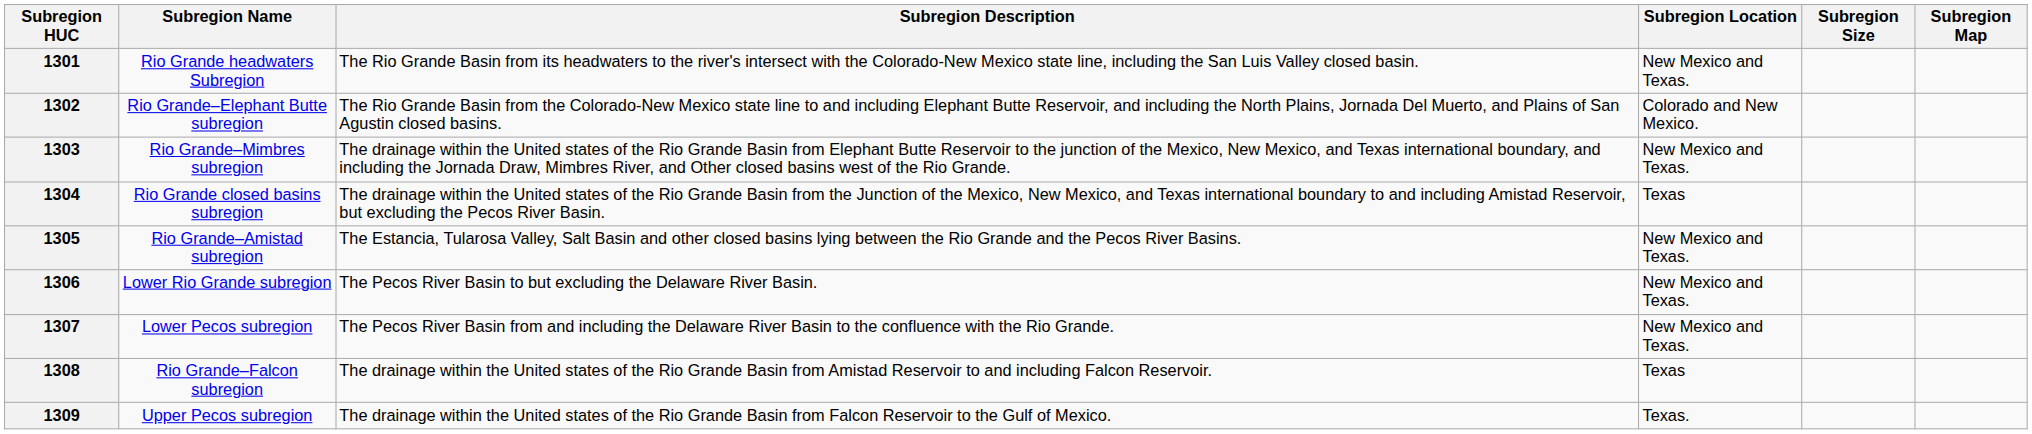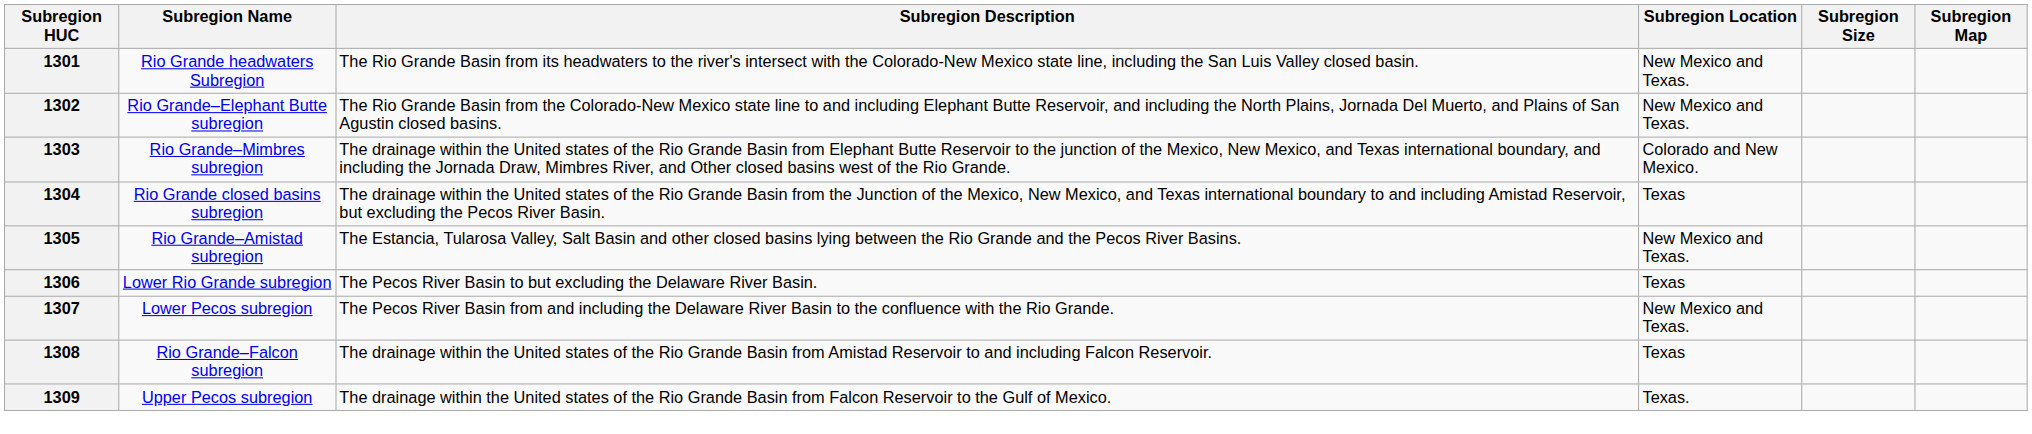(1710, 115) Colorado and New Mexico. -> (1703, 115) New Mexico and Texas.
(1703, 159) New Mexico and Texas. -> (1710, 159) Colorado and New Mexico.
(1703, 292) New Mexico and Texas. -> (1664, 282) Texas
